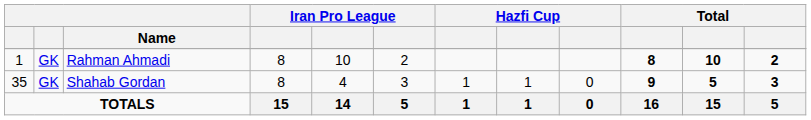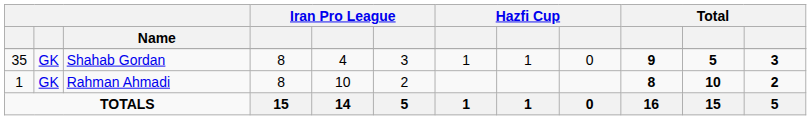rows swapped: (118, 60) <-> (116, 82)
